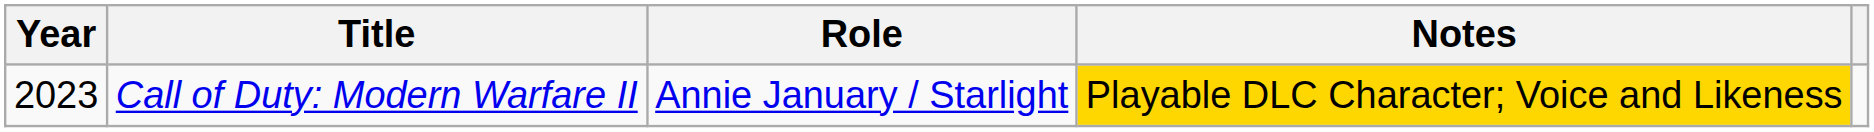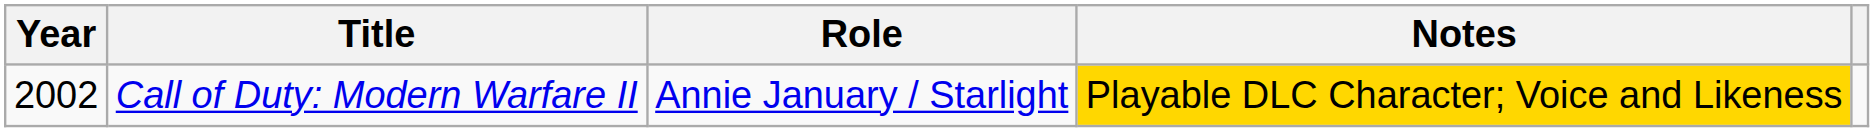(56, 94) 2023 -> (56, 94) 2002
